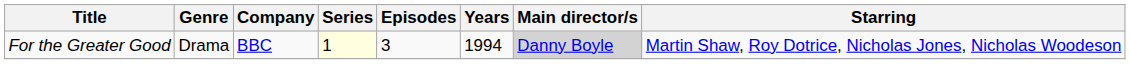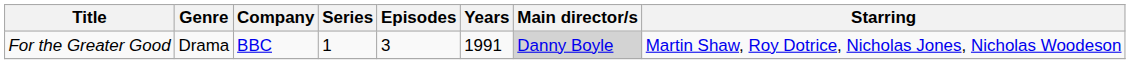(327, 44) lightyellow background -> (327, 44) no background
(483, 44) 1994 -> (483, 44) 1991
